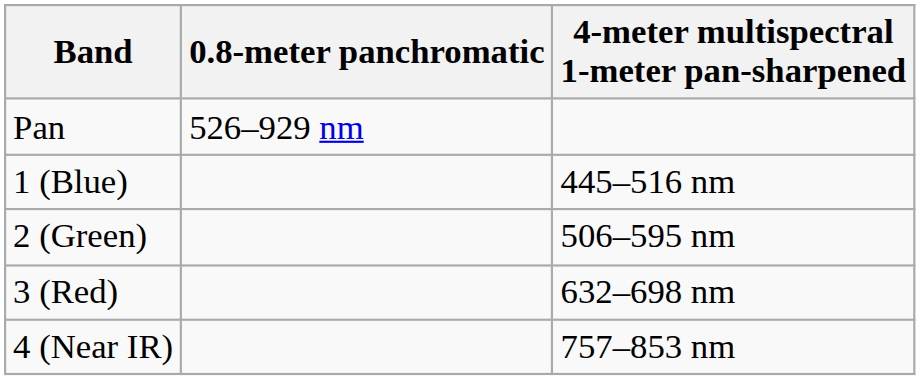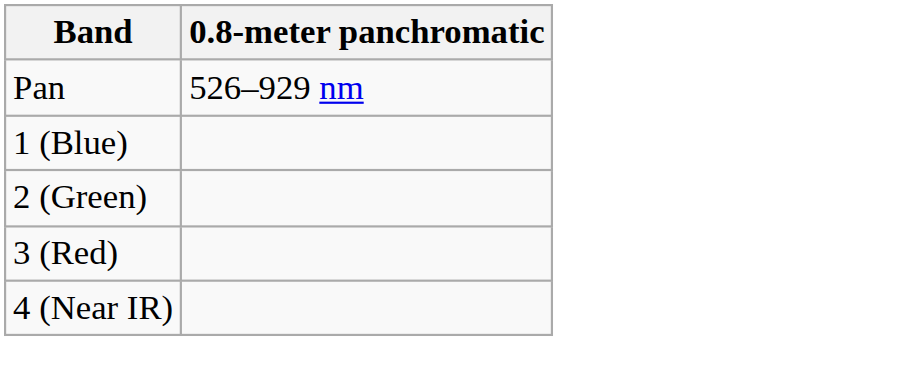- column: (733, 51)
